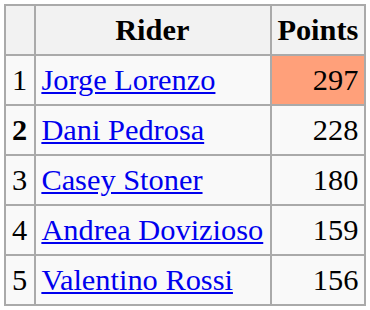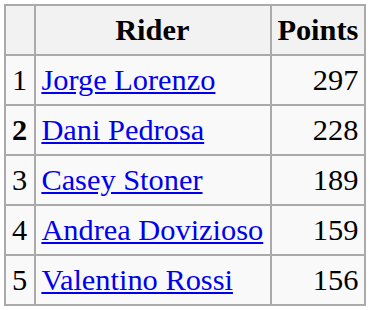(336, 79) lightsalmon background -> (336, 79) no background
(336, 180) 180 -> (336, 180) 189
